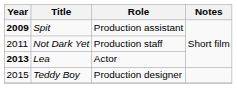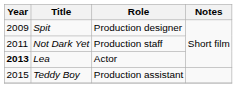(18, 28) bold -> (18, 28) normal
(139, 28) Production assistant -> (138, 28) Production designer
(138, 75) Production designer -> (139, 75) Production assistant
